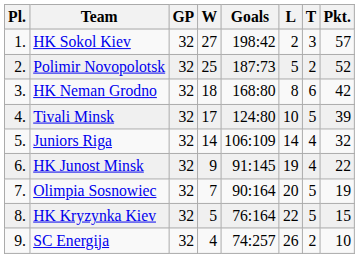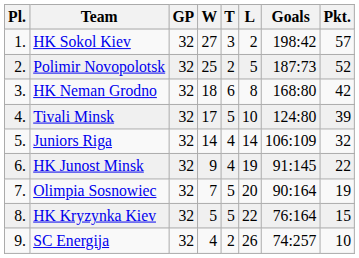columns swapped: (311, 16) <-> (250, 16)
